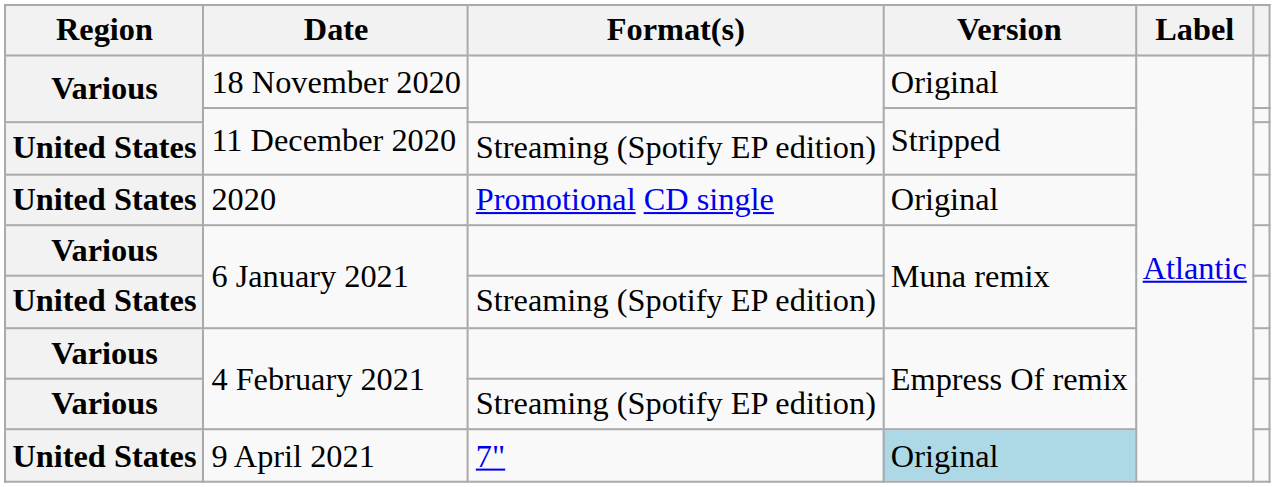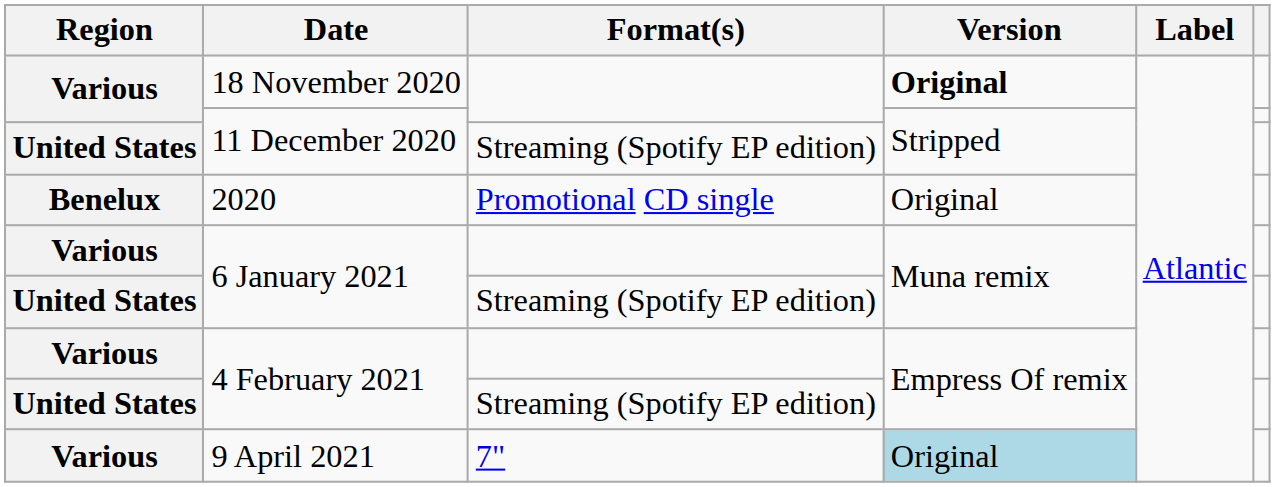(945, 81) normal -> (949, 81) bold
(104, 198) United States -> (104, 198) Benelux
(104, 403) Various -> (104, 403) United States
(104, 455) United States -> (104, 455) Various
